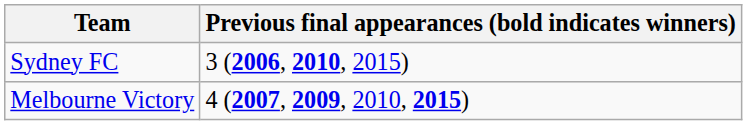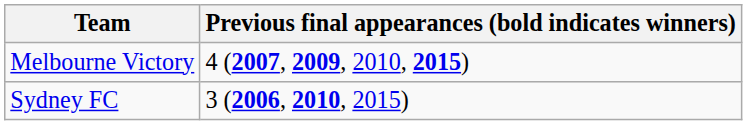rows swapped: (64, 61) <-> (102, 100)
